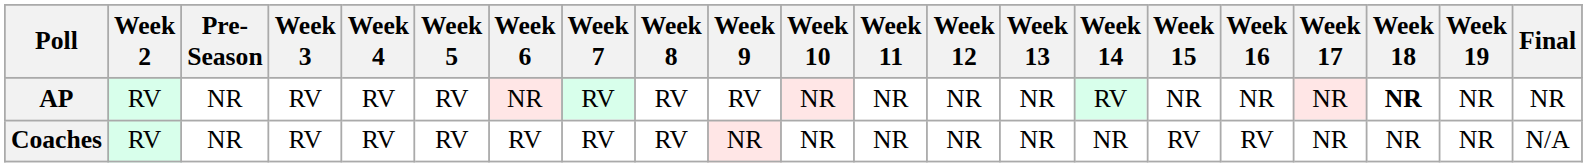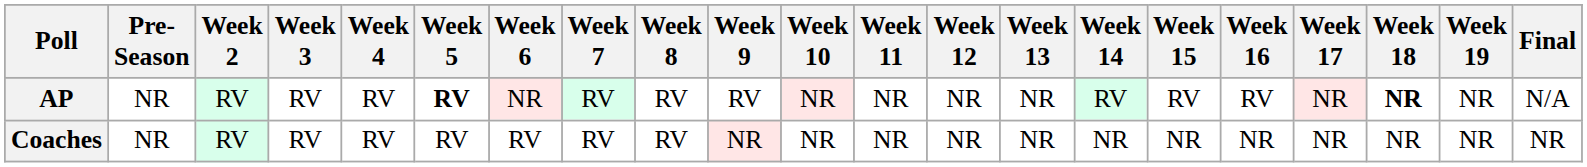columns swapped: (225, 41) <-> (145, 41)
(452, 98) normal -> (452, 98) bold
(1184, 98) NR -> (1184, 98) RV
(1257, 98) NR -> (1257, 98) RV
(1548, 98) NR -> (1548, 98) N/A
(1184, 140) RV -> (1184, 140) NR
(1257, 140) RV -> (1257, 140) NR
(1548, 140) N/A -> (1548, 140) NR
